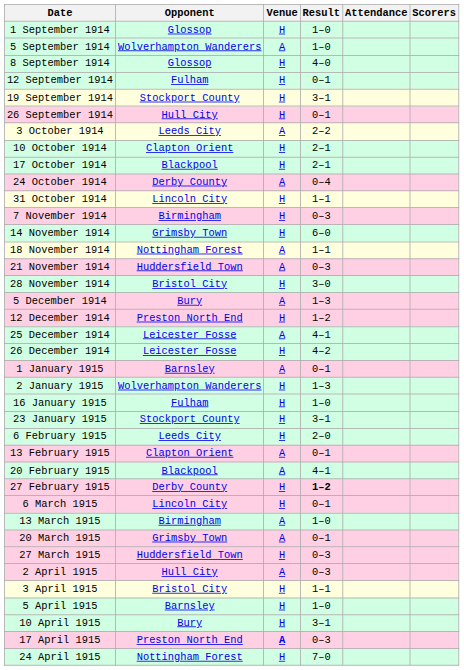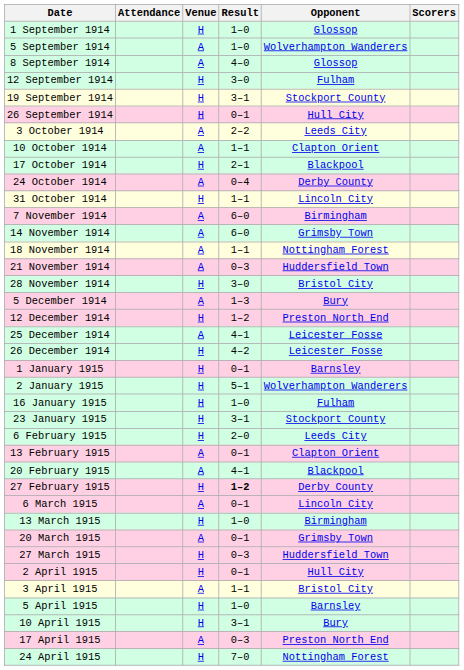columns swapped: (190, 13) <-> (376, 13)
(282, 64) H -> (201, 64) A
(321, 81) 0–1 -> (240, 81) 3–0
(282, 148) H -> (201, 148) A
(321, 148) 2–1 -> (240, 148) 1–1
(282, 216) H -> (201, 216) A
(321, 216) 0–3 -> (240, 216) 6–0
(282, 233) H -> (201, 233) A
(282, 369) A -> (201, 369) H
(321, 386) 1–3 -> (240, 386) 5–1
(282, 504) H -> (201, 504) A
(282, 521) A -> (201, 521) H
(282, 572) A -> (201, 572) H
(321, 572) 0–3 -> (240, 572) 0–1
(282, 589) H -> (201, 589) A
(282, 640) bold -> (201, 640) normal
